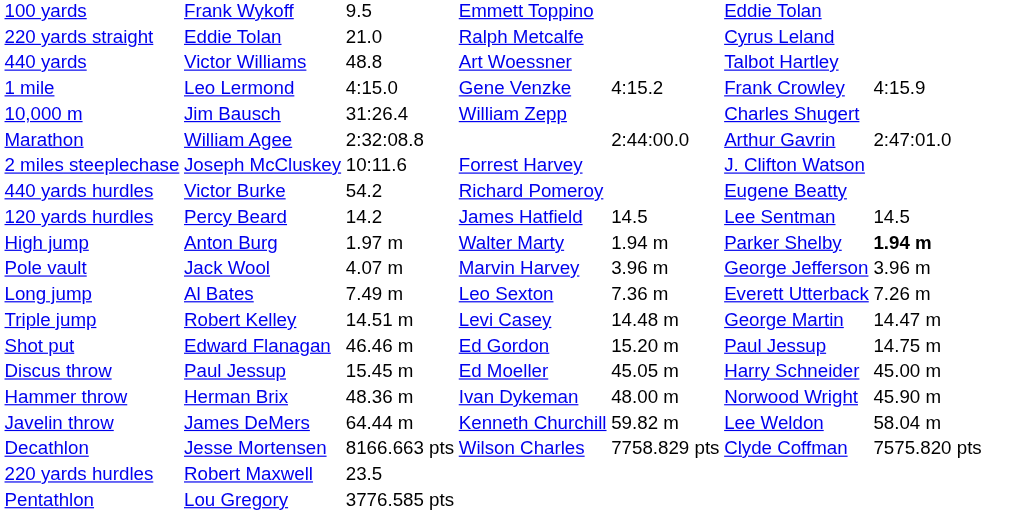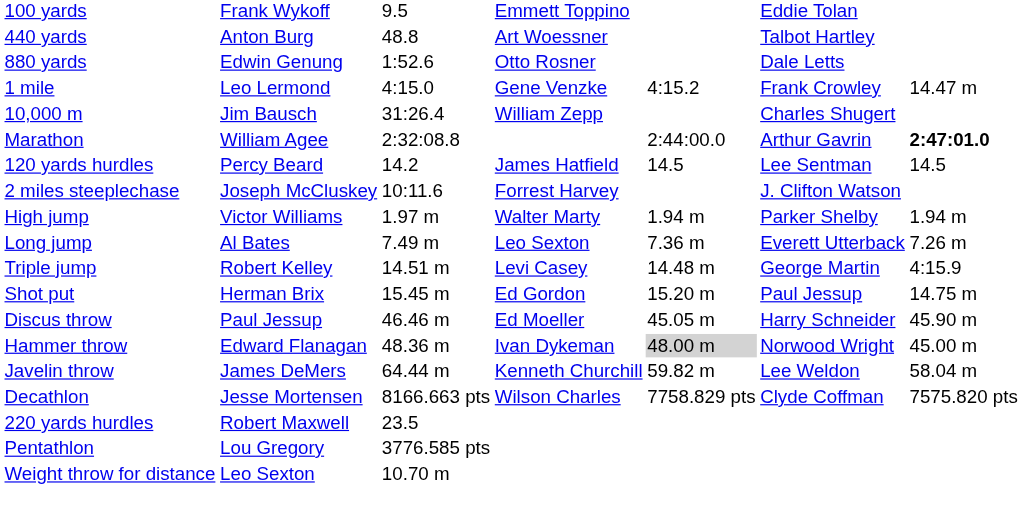- row: (79, 36)
(245, 62) Victor Williams -> (267, 36) Anton Burg
+ row: (46, 62)
(899, 88) 4:15.9 -> (943, 88) 14.47 m
(912, 139) normal -> (950, 139) bold
rows swapped: (79, 216) <-> (92, 165)
- row: (79, 191)
(231, 242) Anton Burg -> (281, 216) Victor Williams
(903, 242) bold -> (938, 216) normal
- row: (46, 268)
(907, 319) 14.47 m -> (936, 268) 4:15.9
(257, 345) Edward Flanagan -> (272, 294) Herman Brix
(380, 345) 46.46 m -> (416, 294) 15.45 m
(380, 371) 15.45 m -> (416, 319) 46.46 m
(907, 371) 45.00 m -> (943, 319) 45.90 m
(236, 397) Herman Brix -> (293, 345) Edward Flanagan
(645, 397) no background -> (681, 345) lightgrey background
(907, 397) 45.90 m -> (943, 345) 45.00 m
+ row: (110, 474)
